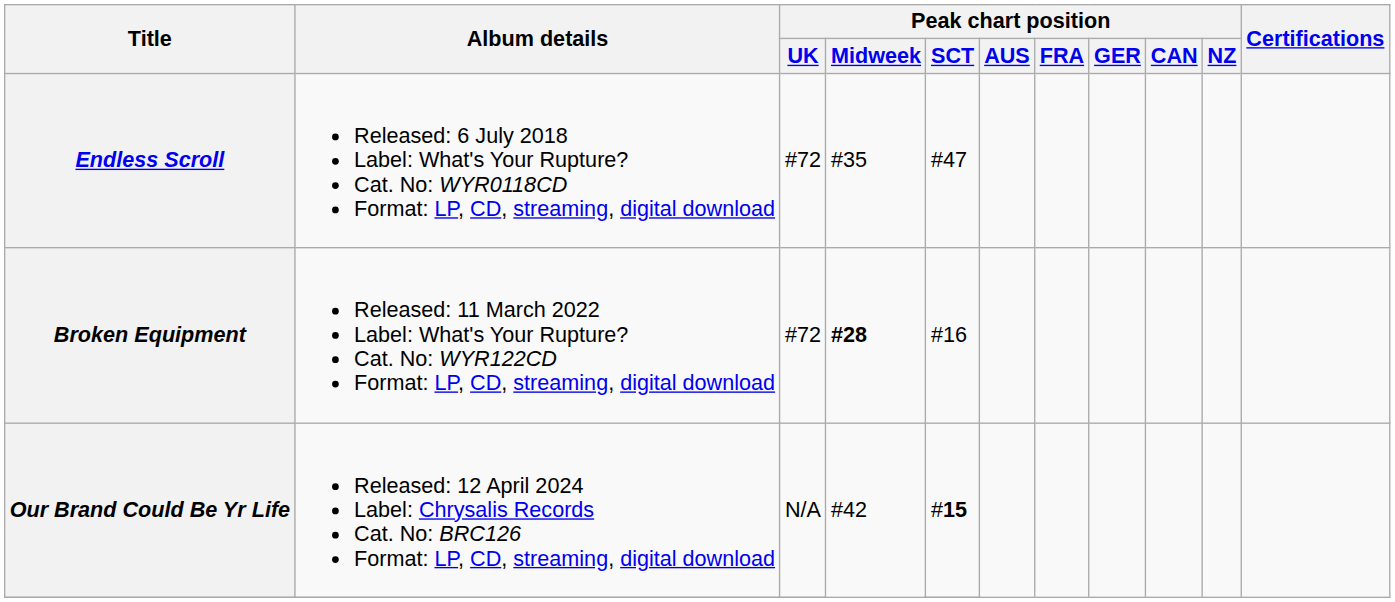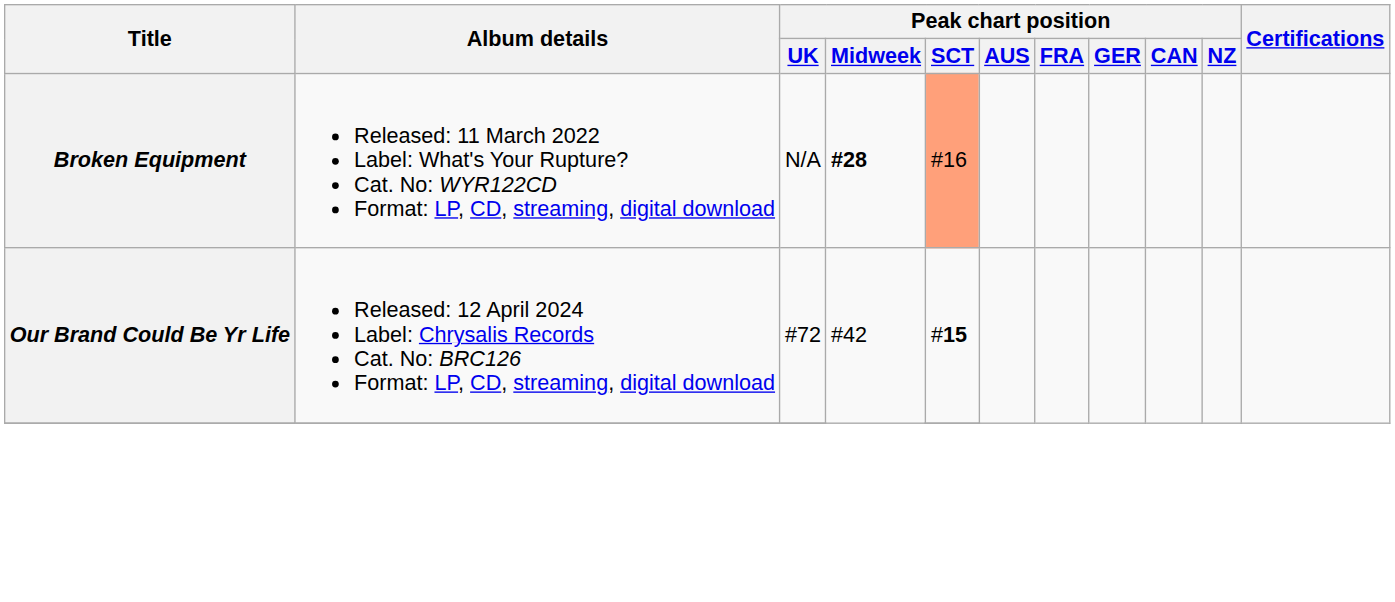- row: (150, 160)
(803, 334) #72 -> (803, 160) N/A
(949, 334) no background -> (949, 160) lightsalmon background
(803, 509) N/A -> (803, 334) #72
